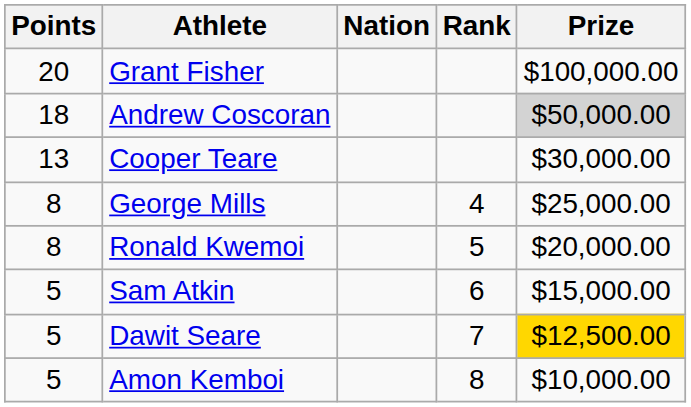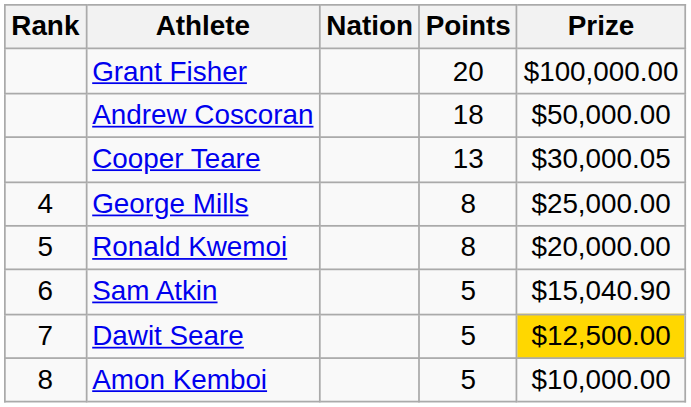columns swapped: (477, 26) <-> (54, 26)
(601, 114) lightgrey background -> (601, 114) no background
(601, 159) $30,000.00 -> (601, 159) $30,000.05
(601, 291) $15,000.00 -> (601, 291) $15,040.90
